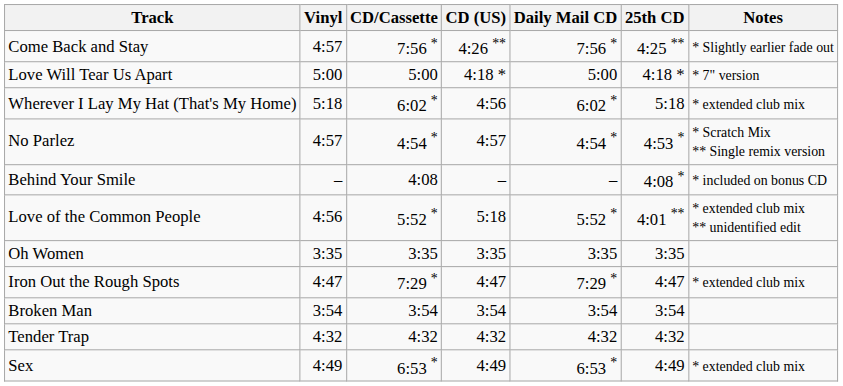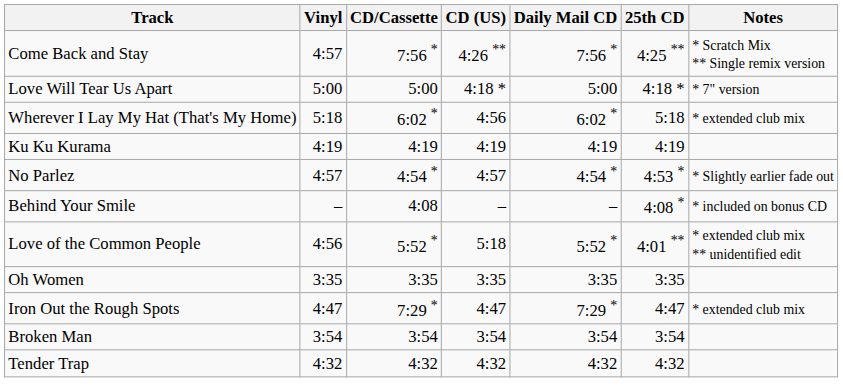(763, 47) * Slightly earlier fade out -> (759, 54) * Scratch Mix ** Single remix version
+ row: (60, 146)
(759, 142) * Scratch Mix ** Single remix version -> (763, 176) * Slightly earlier fade out
- row: (21, 365)
